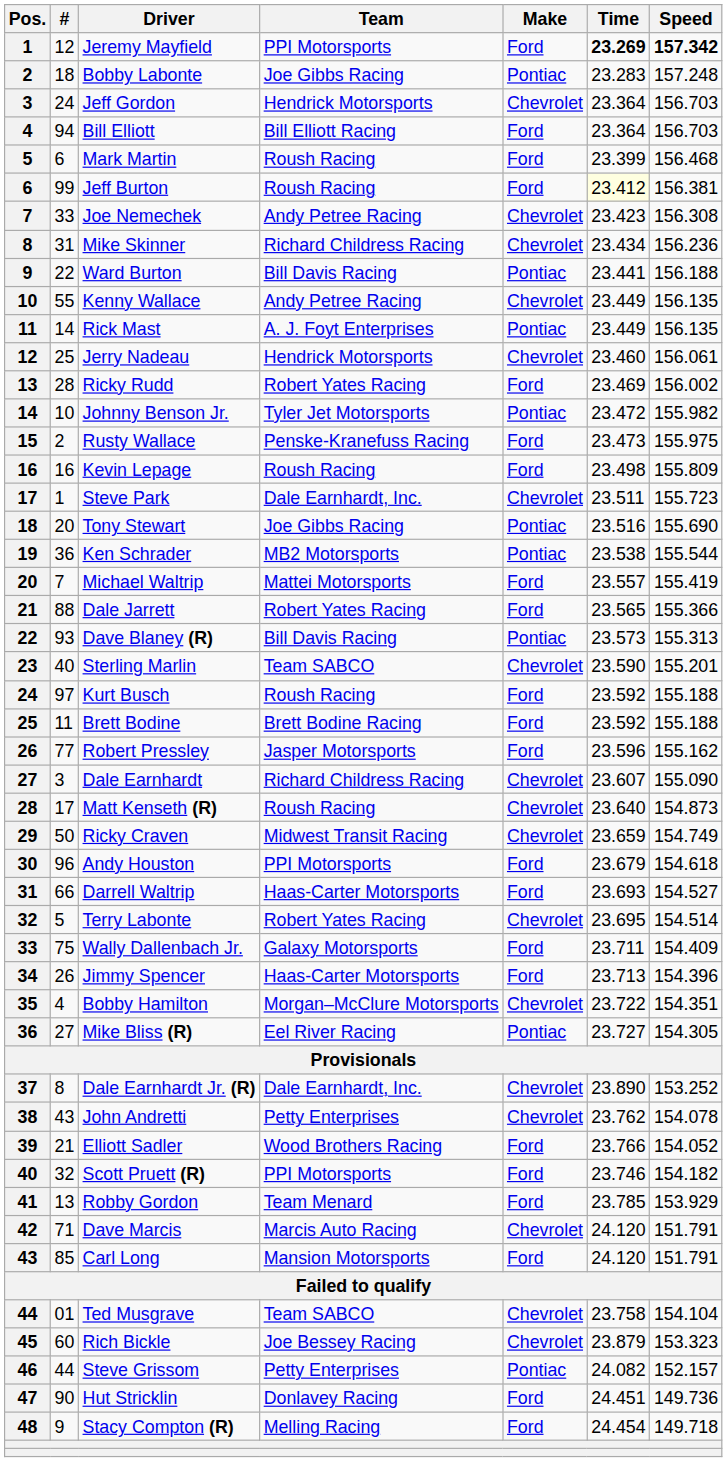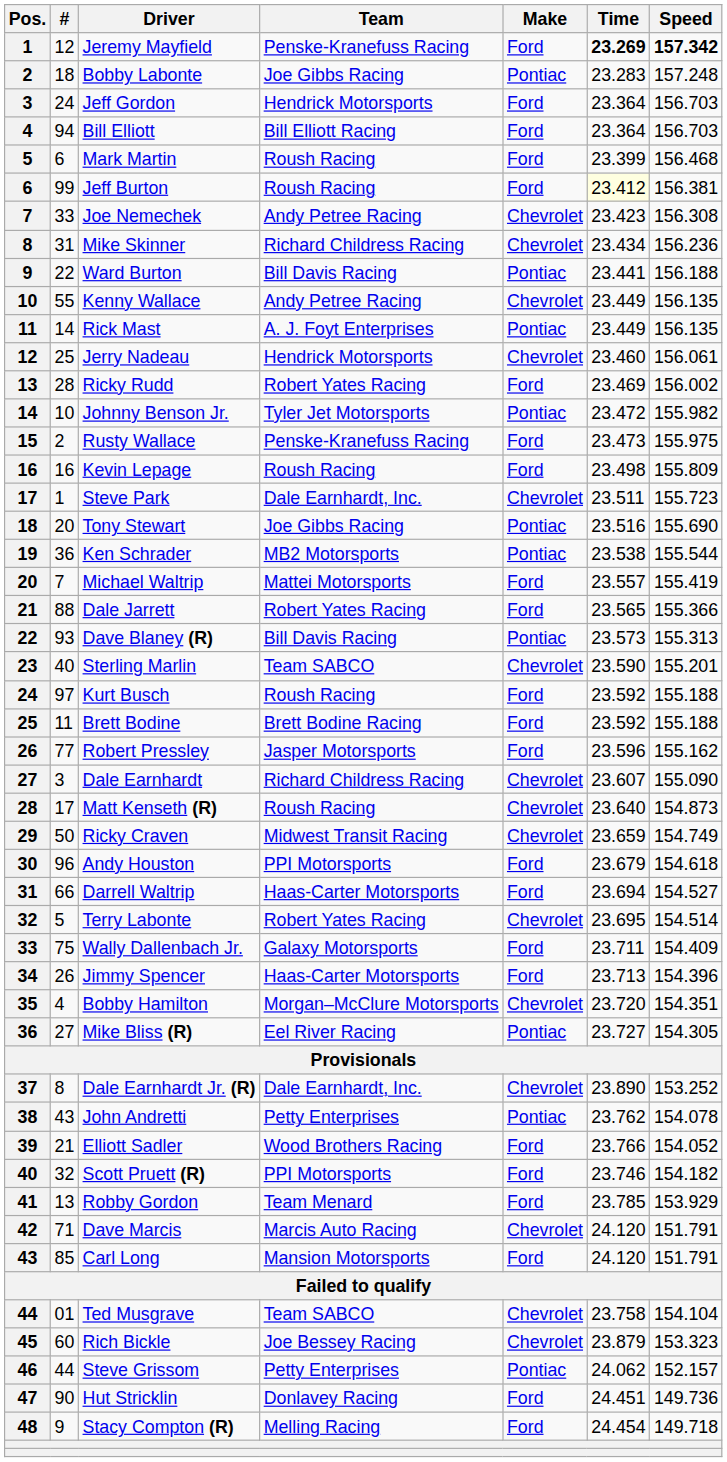(327, 47) PPI Motorsports -> (366, 47) Penske-Kranefuss Racing
(545, 103) Chevrolet -> (525, 103) Ford
(618, 892) 23.693 -> (618, 892) 23.694
(618, 1004) 23.722 -> (618, 1004) 23.720
(545, 1117) Chevrolet -> (537, 1117) Pontiac
(618, 1370) 24.082 -> (618, 1370) 24.062
